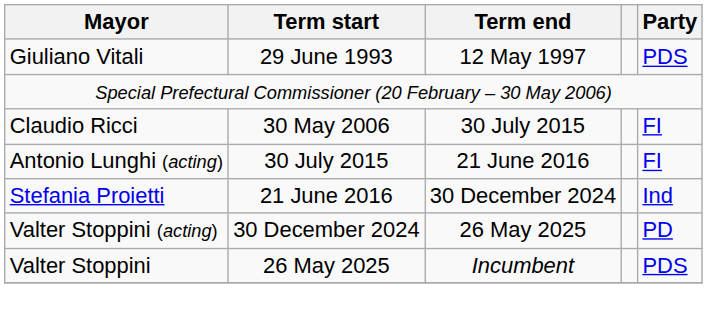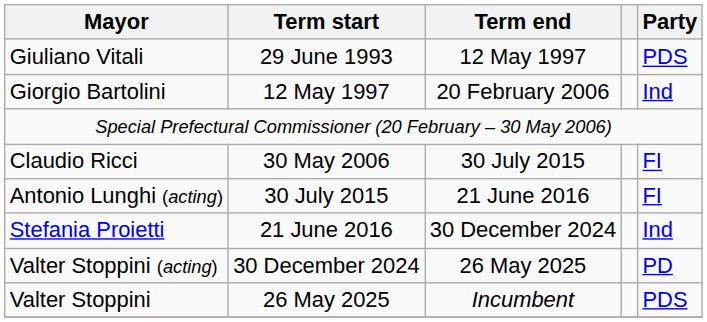+ row: (88, 91)
